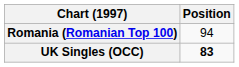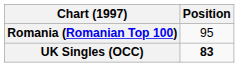(207, 33) 94 -> (207, 33) 95
